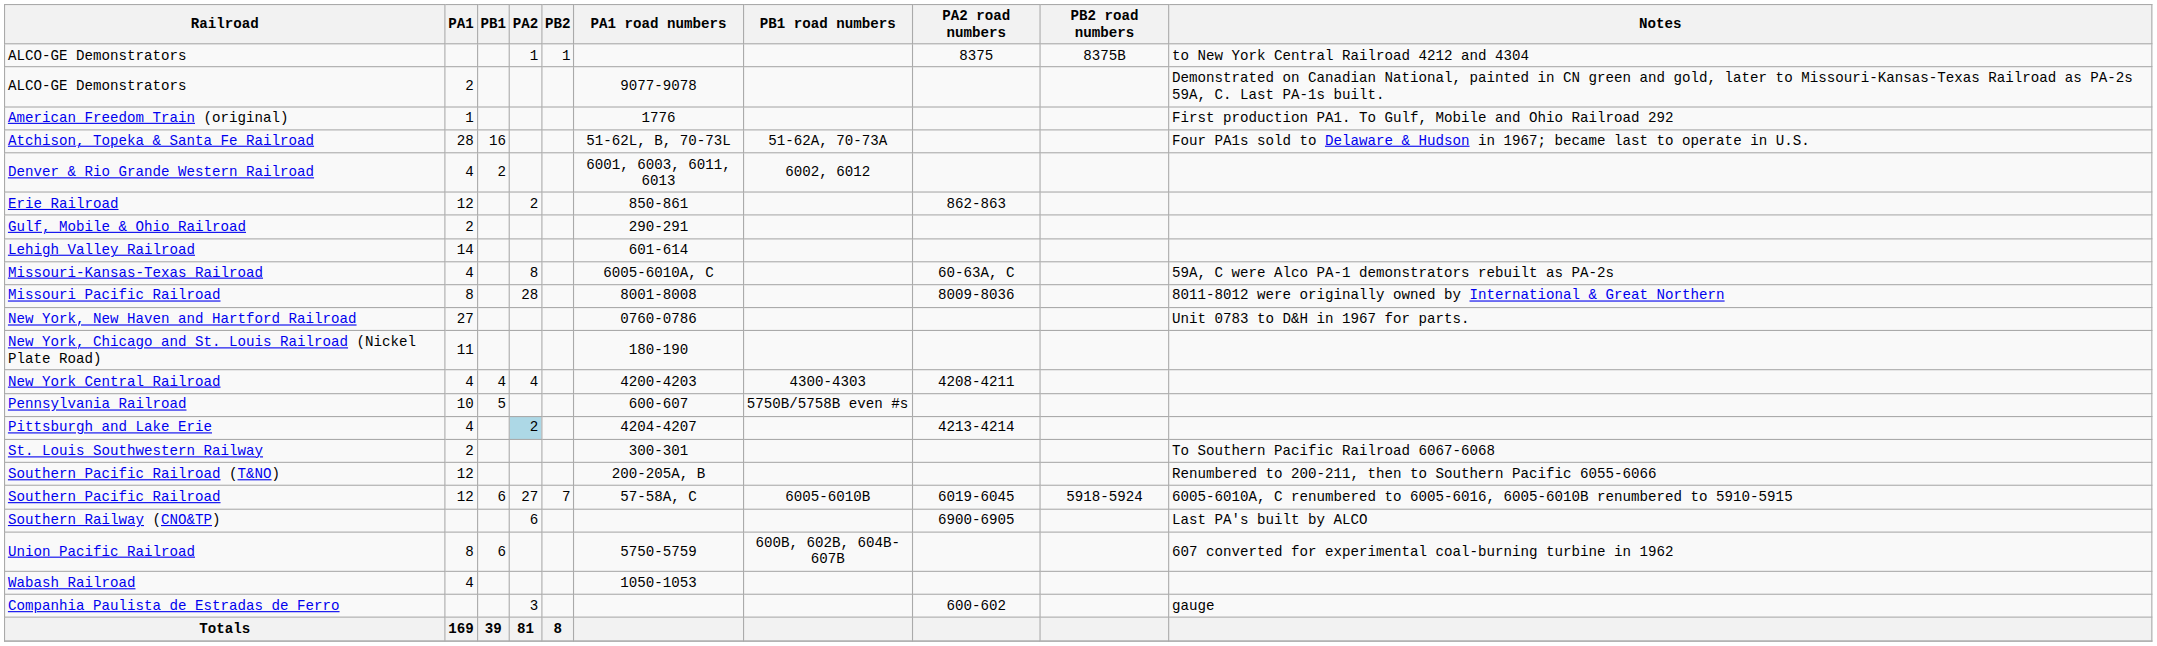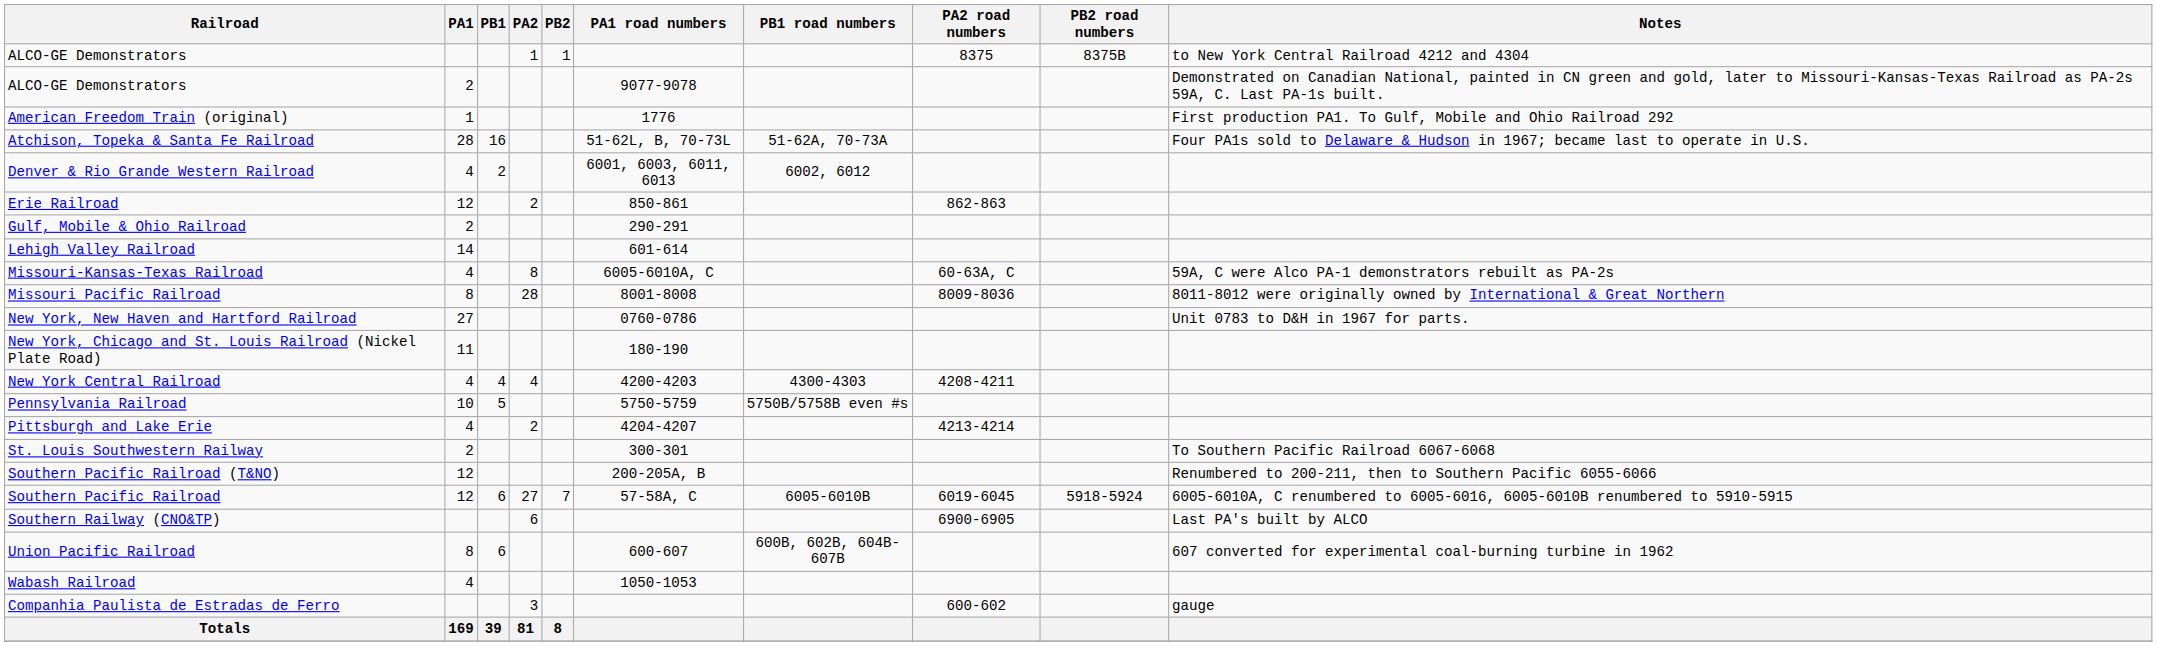(659, 405) 600-607 -> (659, 405) 5750-5759
(534, 428) lightblue background -> (534, 428) no background
(659, 552) 5750-5759 -> (659, 552) 600-607
